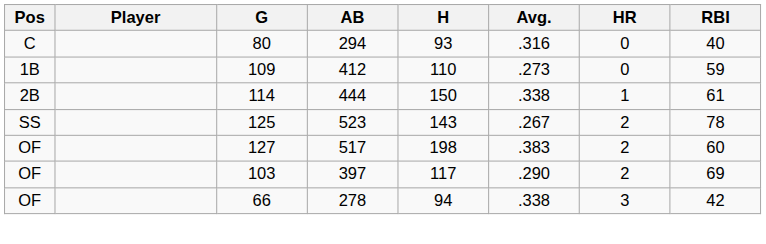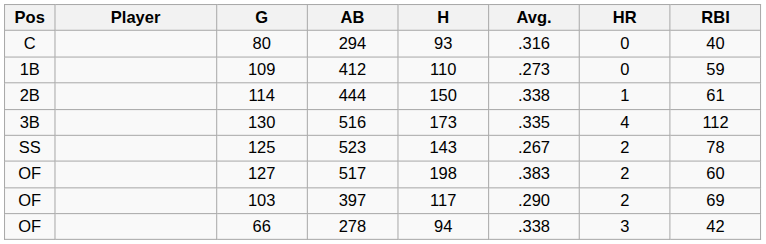+ row: (262, 122)
